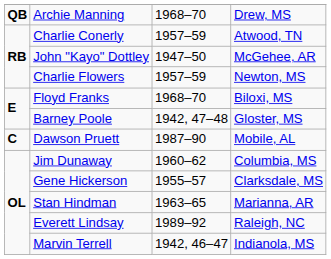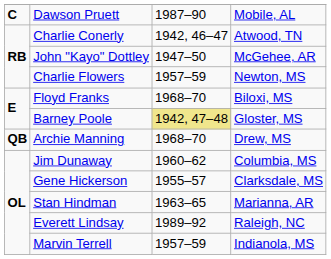rows swapped: (79, 14) <-> (76, 139)
(181, 35) 1957–59 -> (191, 35) 1942, 46–47
(191, 118) no background -> (191, 118) khaki background
(191, 243) 1942, 46–47 -> (181, 243) 1957–59
